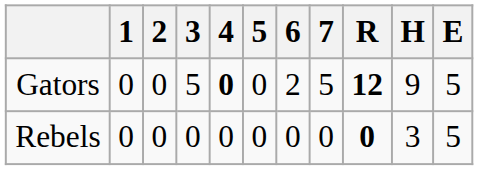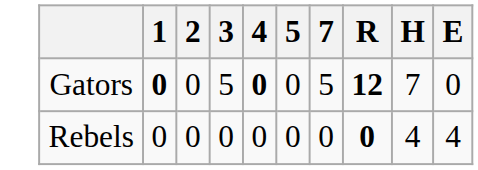- column: (293, 31)
(126, 84) normal -> (159, 84) bold
(413, 84) 9 -> (413, 84) 7
(453, 84) 5 -> (453, 84) 0
(413, 137) 3 -> (413, 137) 4
(453, 137) 5 -> (453, 137) 4
